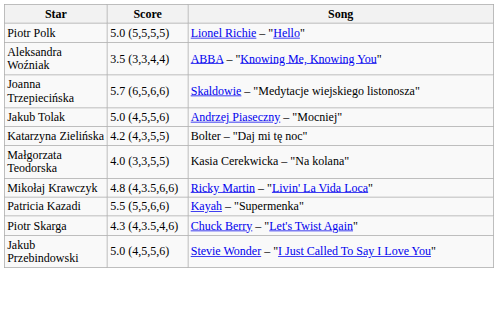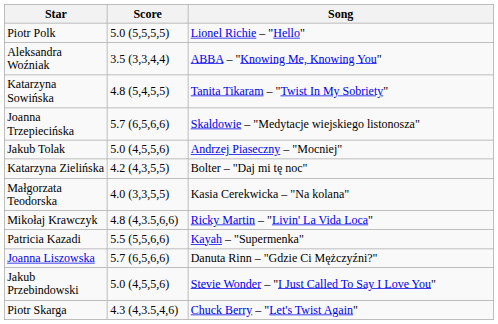+ row: (32, 91)
+ row: (51, 258)
rows swapped: (37, 225) <-> (43, 251)
